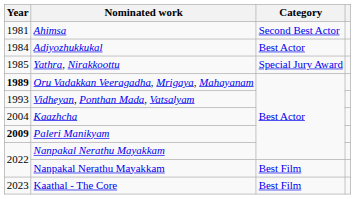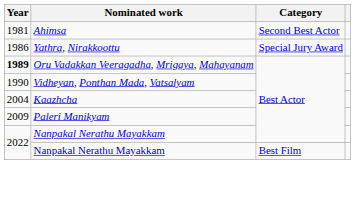- row: (68, 47)
(18, 64) 1985 -> (18, 47) 1986
(18, 99) 1993 -> (18, 82) 1990
(18, 133) bold -> (18, 116) normal
- row: (75, 185)
